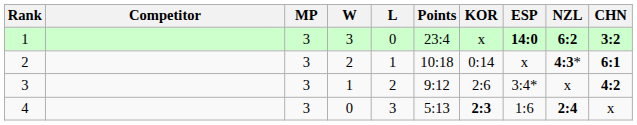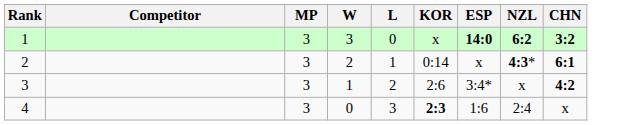- column: (437, 16)
(567, 108) bold -> (522, 108) normal
